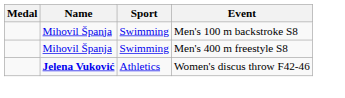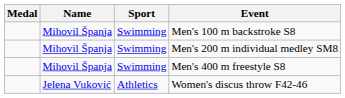+ row: (255, 48)
(79, 66) bold -> (77, 84) normal
